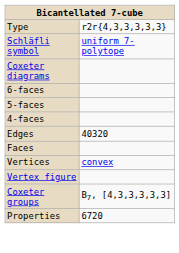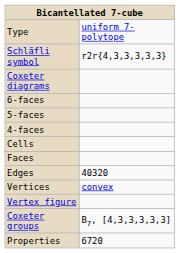(124, 27) r2r{4,3,3,3,3,3} -> (108, 32) uniform 7-polytope
(108, 46) uniform 7-polytope -> (124, 56) r2r{4,3,3,3,3,3}
+ row: (20, 144)
rows swapped: (20, 148) <-> (20, 134)
